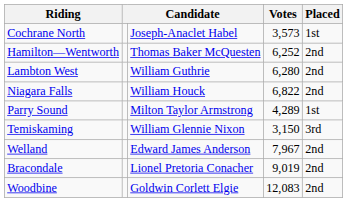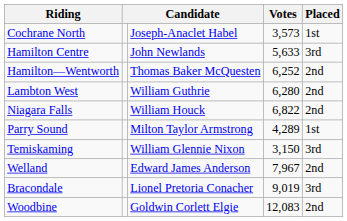+ row: (48, 52)
(314, 168) 2nd -> (313, 187) 3rd
